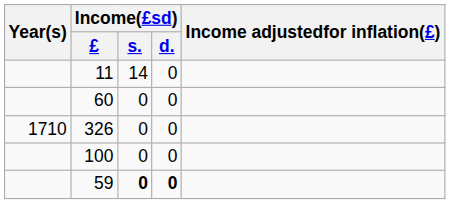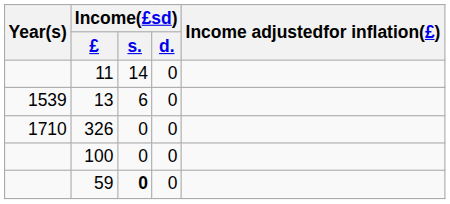+ row: (104, 101)
- row: (104, 101)
(173, 184) bold -> (173, 184) normal
